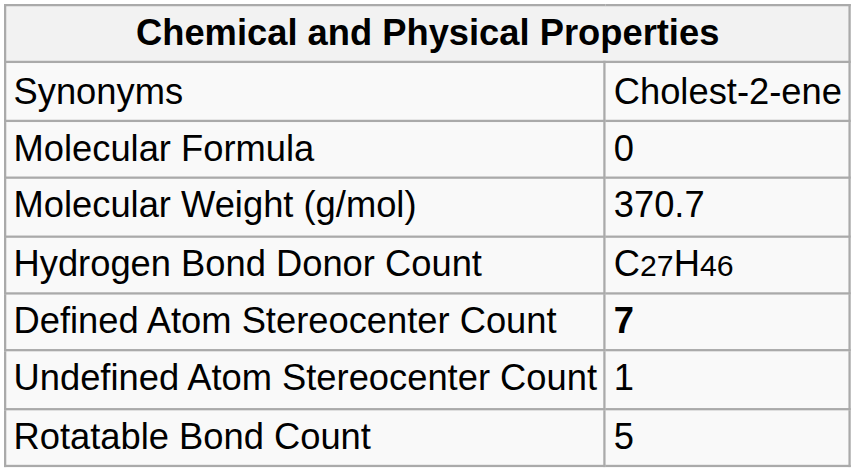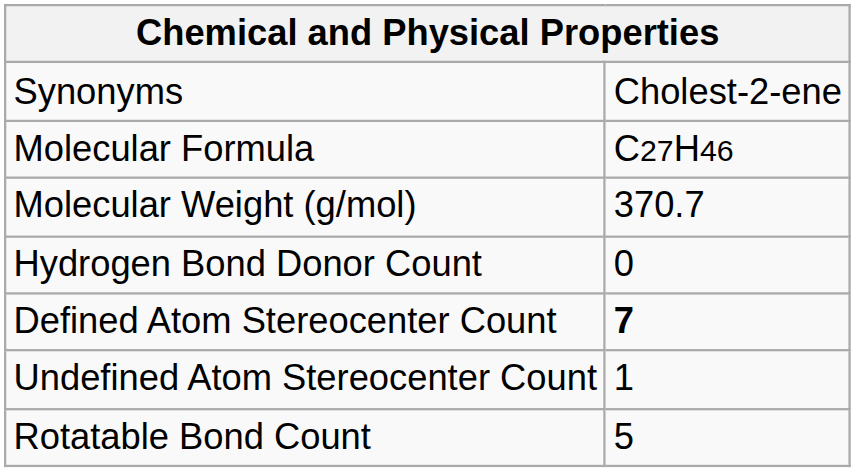(624, 148) 0 -> (674, 148) C27H46
(674, 263) C27H46 -> (624, 263) 0
